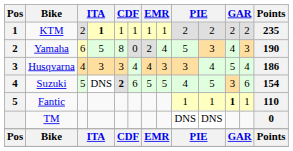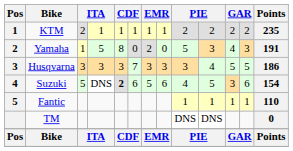(101, 30) bold -> (101, 30) normal
(83, 48) 6 -> (83, 48) 1
(164, 48) 4 -> (164, 48) 0
(271, 48) 190 -> (271, 48) 191
(83, 66) 4 -> (83, 66) 3
(135, 66) 4 -> (135, 66) 7
(149, 66) 4 -> (149, 66) 3
(247, 66) 4 -> (247, 66) 5
(164, 84) 5 -> (164, 84) 6
(232, 101) bold -> (232, 101) normal
